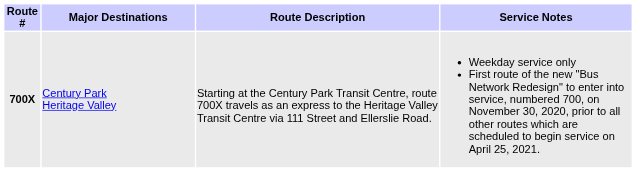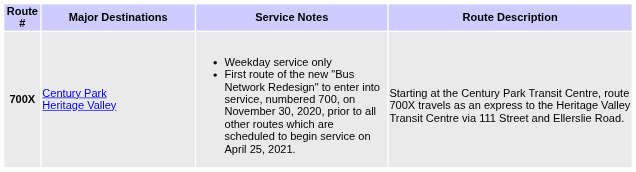columns swapped: (318, 17) <-> (536, 17)
